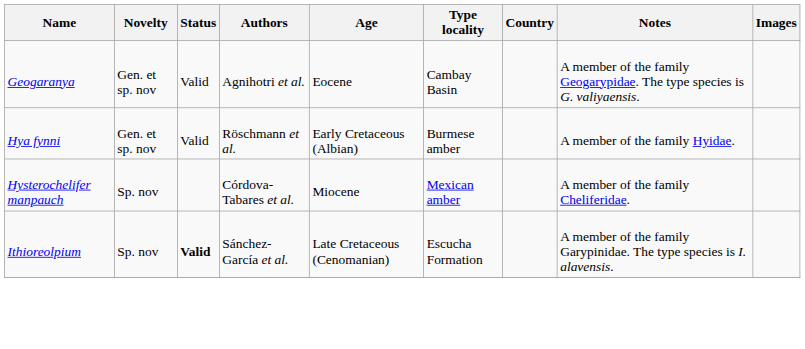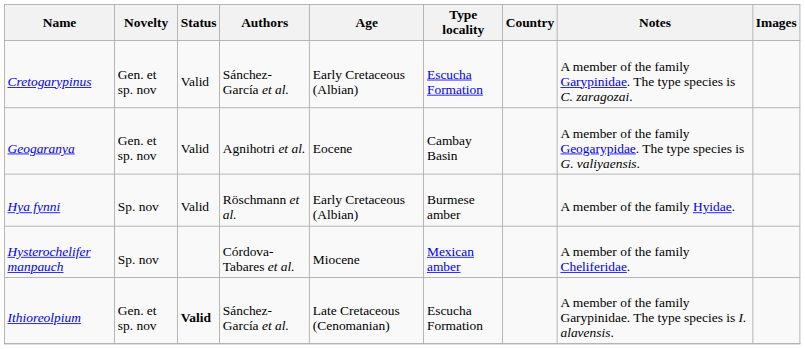+ row: (49, 81)
(137, 140) Gen. et sp. nov -> (138, 207) Sp. nov
(138, 251) Sp. nov -> (137, 318) Gen. et sp. nov
